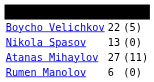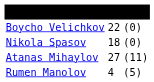(133, 27) (5) -> (133, 27) (0)
(114, 42) 13 -> (114, 42) 18
(111, 72) 6 -> (111, 72) 4
(133, 72) (0) -> (133, 72) (5)
